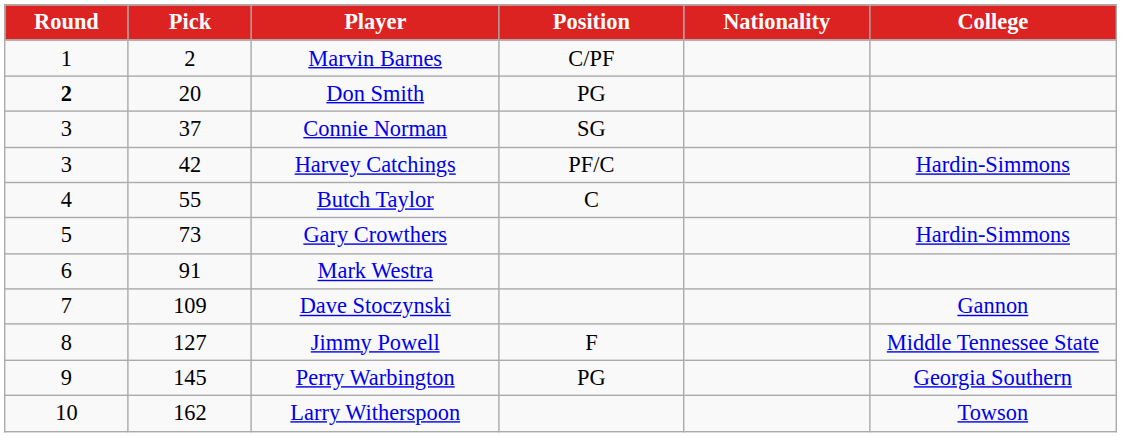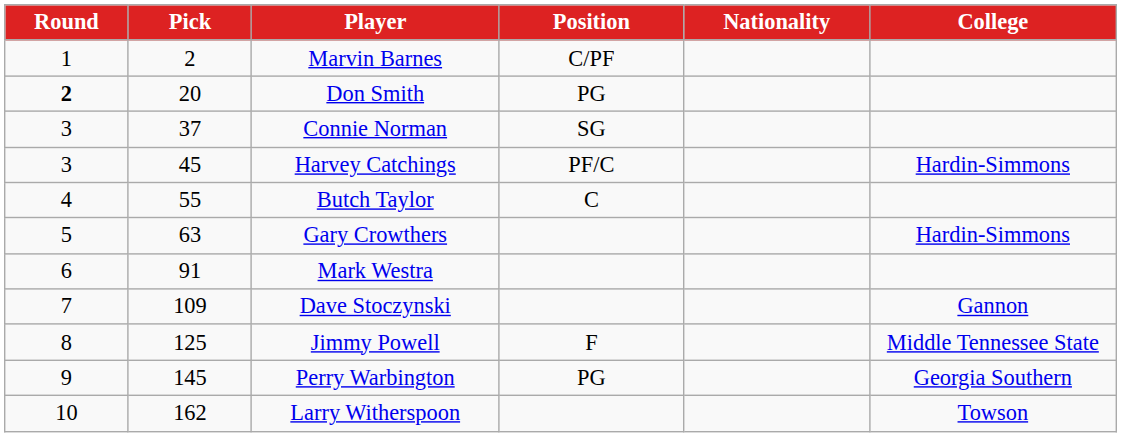(190, 164) 42 -> (190, 164) 45
(190, 235) 73 -> (190, 235) 63
(190, 341) 127 -> (190, 341) 125
